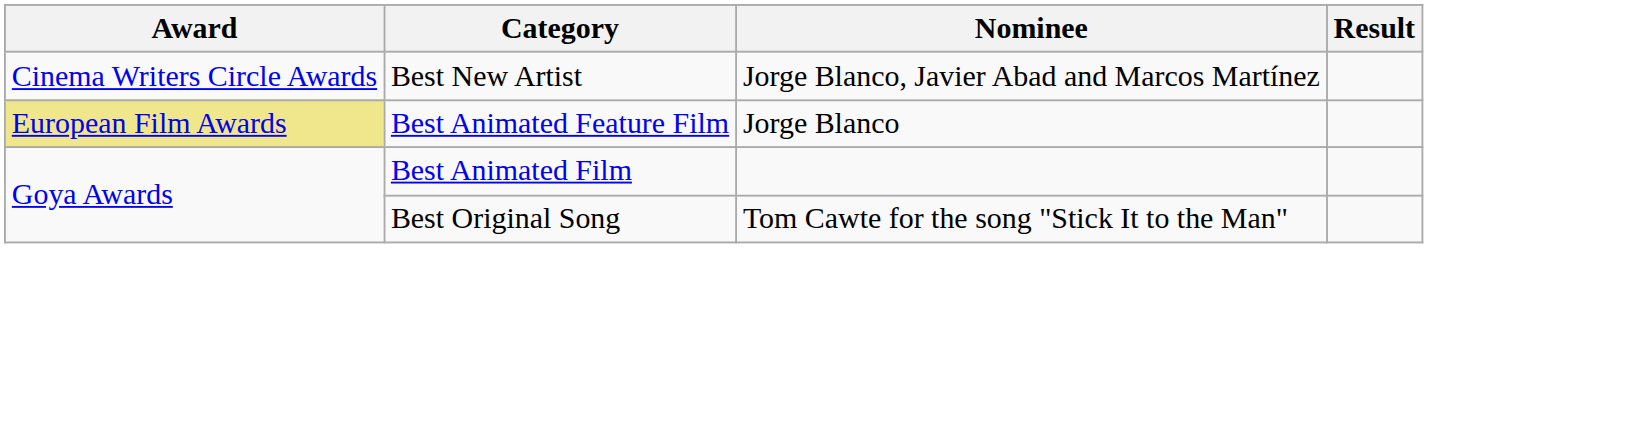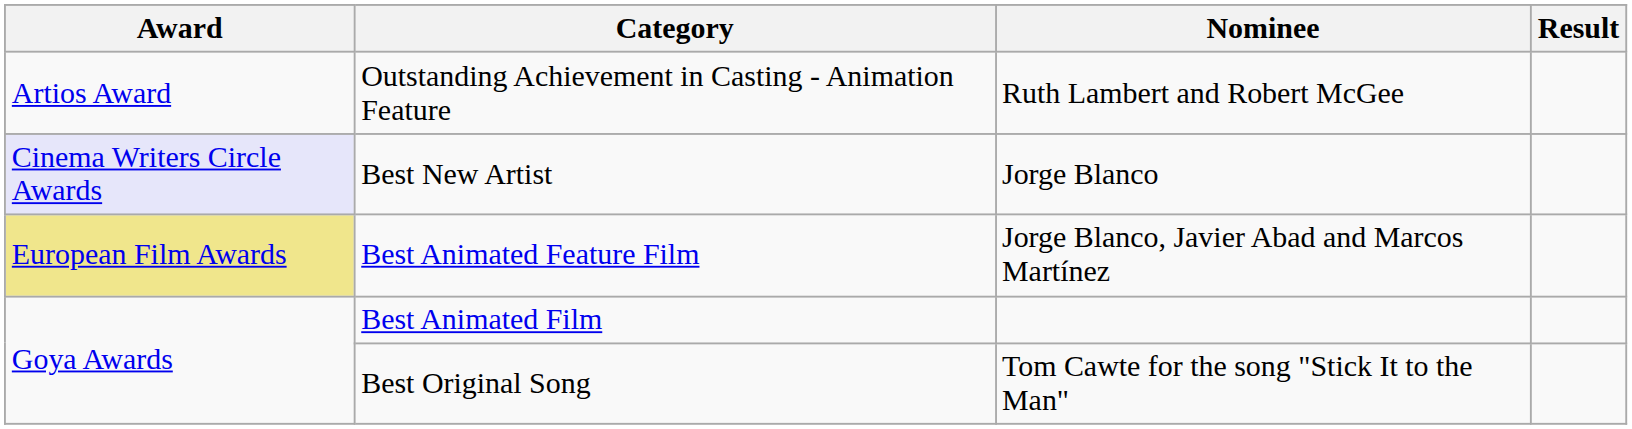+ row: (657, 92)
(194, 75) no background -> (146, 173) lavender background
(1031, 75) Jorge Blanco, Javier Abad and Marcos Martínez -> (1080, 173) Jorge Blanco
(821, 123) Jorge Blanco -> (1233, 254) Jorge Blanco, Javier Abad and Marcos Martínez
